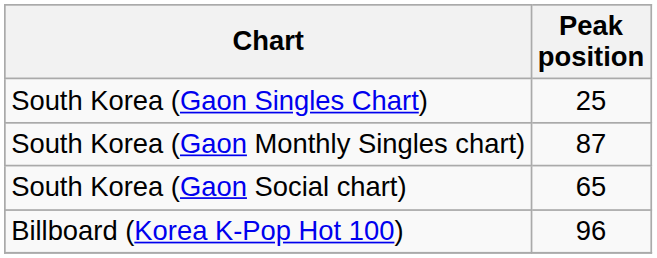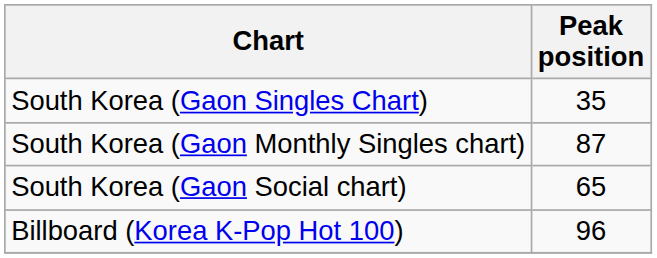(591, 100) 25 -> (591, 100) 35
